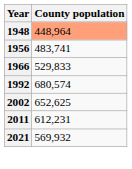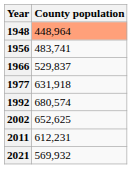(53, 66) 529,833 -> (53, 66) 529,837
+ row: (18, 84)
